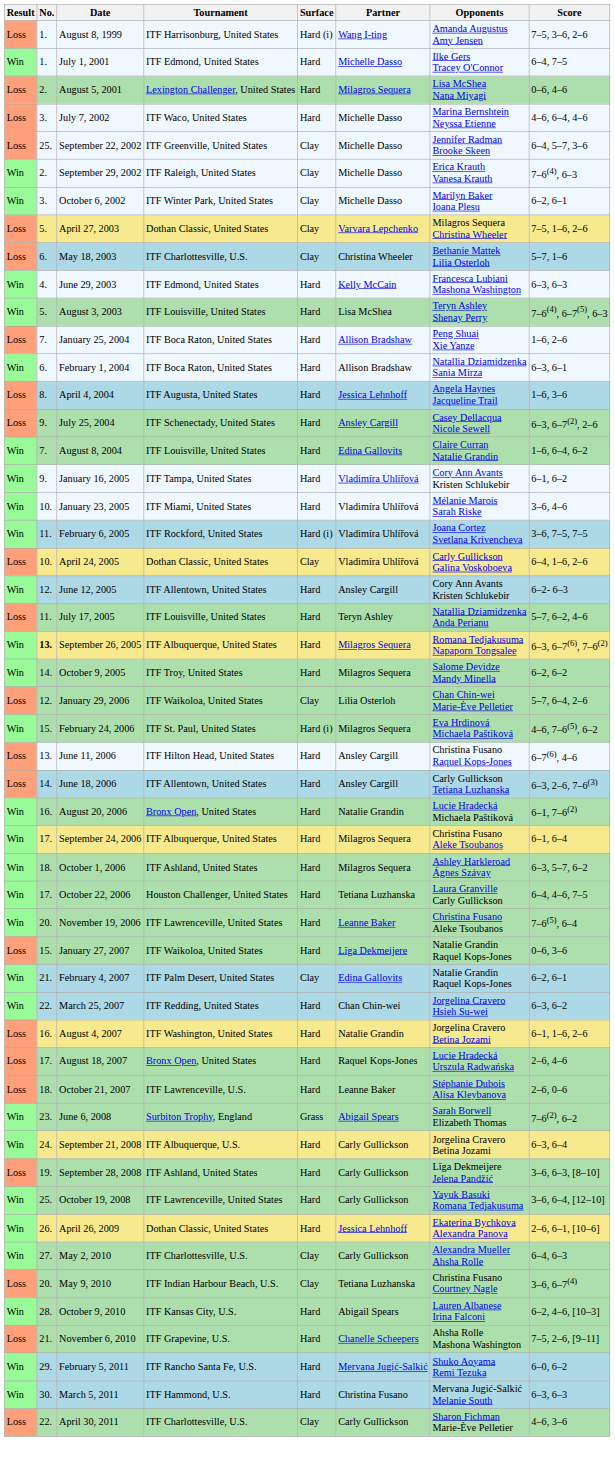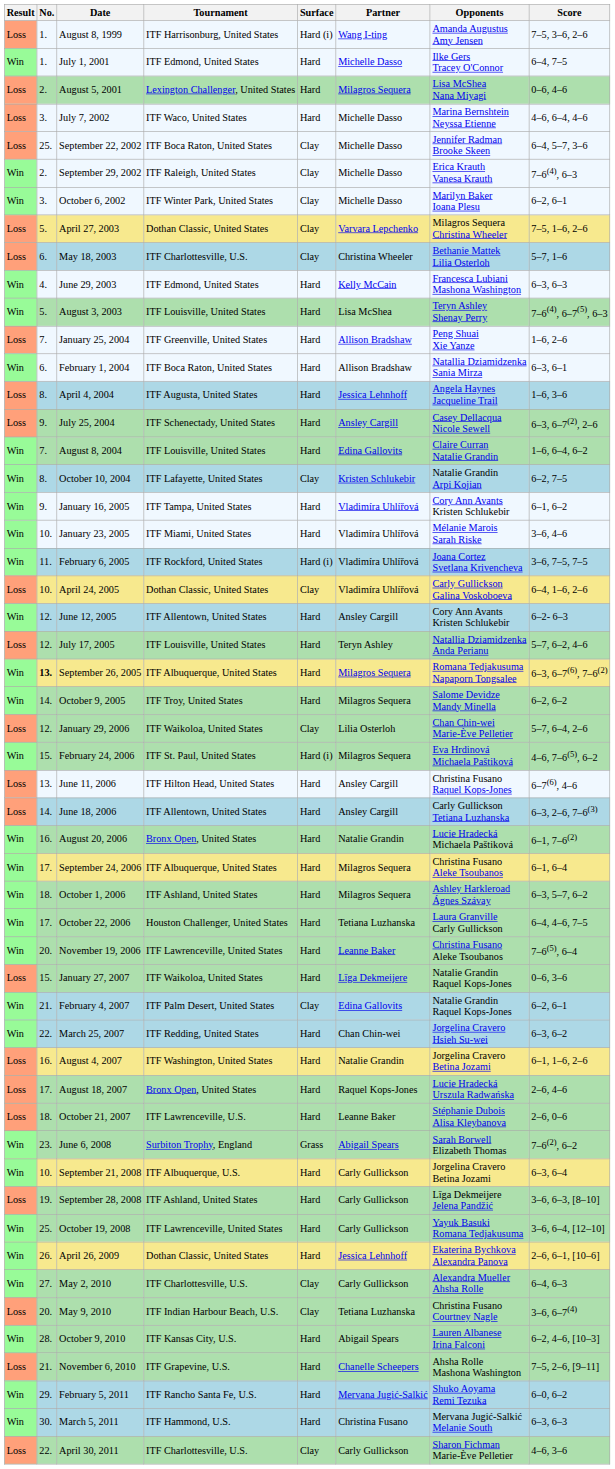(207, 145) ITF Greenville, United States -> (209, 145) ITF Boca Raton, United States
(209, 339) ITF Boca Raton, United States -> (207, 339) ITF Greenville, United States
+ row: (95, 478)
(45, 617) 11. -> (46, 645) 12.
(46, 1145) 24. -> (46, 1172) 10.
